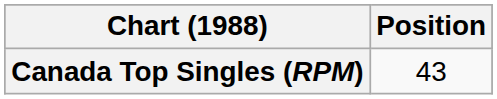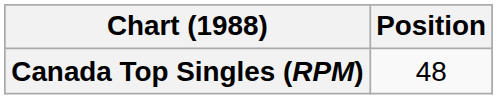(431, 70) 43 -> (431, 70) 48
